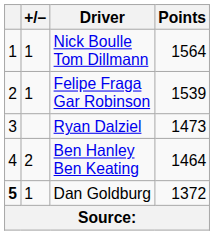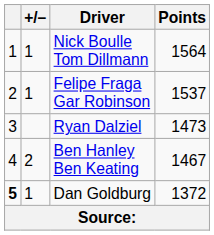(189, 93) 1539 -> (189, 93) 1537
(189, 160) 1464 -> (189, 160) 1467
